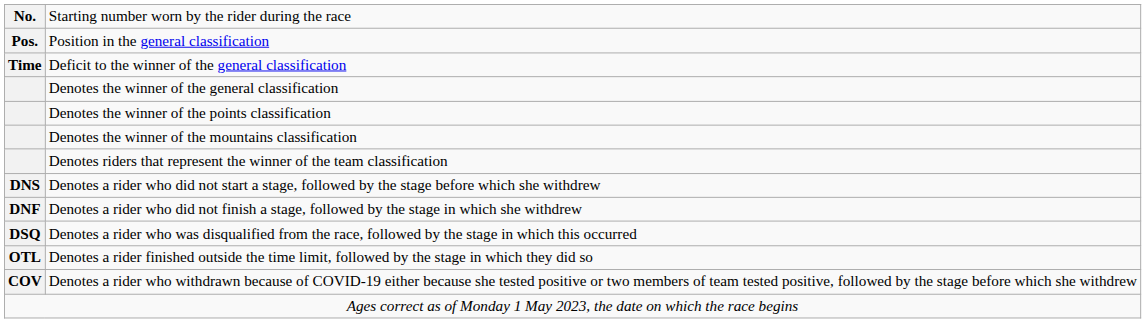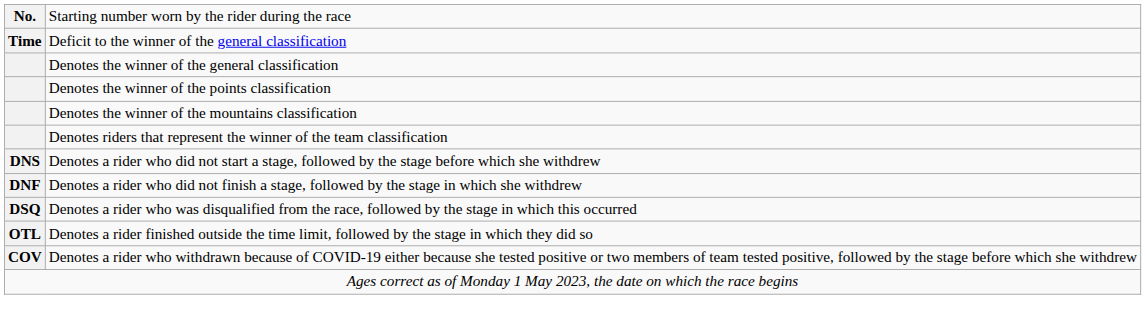- row: (159, 40)
